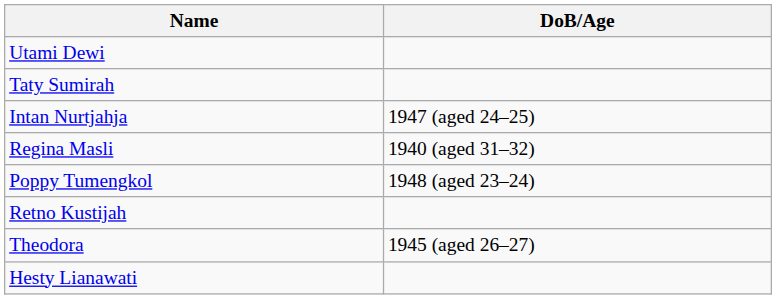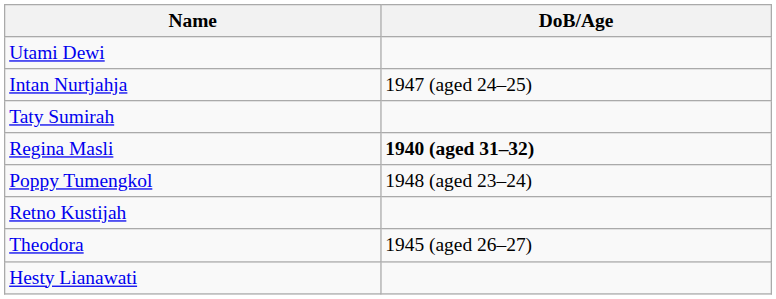rows swapped: (62, 84) <-> (68, 116)
(461, 149) normal -> (460, 149) bold
